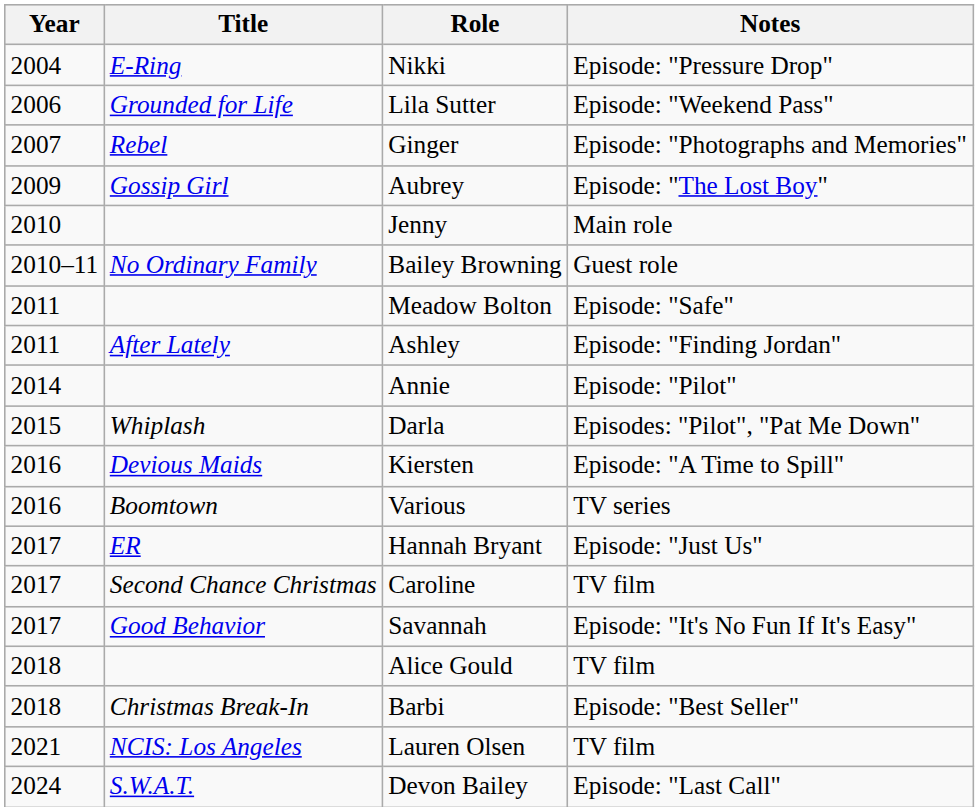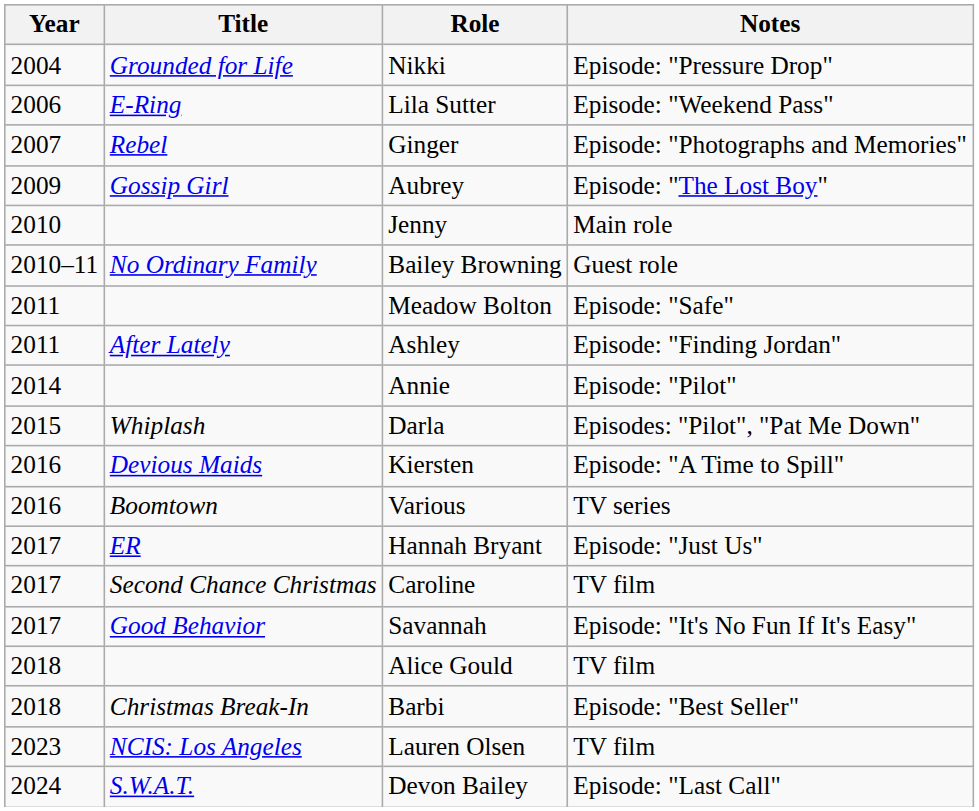(146, 64) E-Ring -> (201, 64) Grounded for Life
(201, 104) Grounded for Life -> (146, 104) E-Ring
(36, 746) 2021 -> (36, 746) 2023
